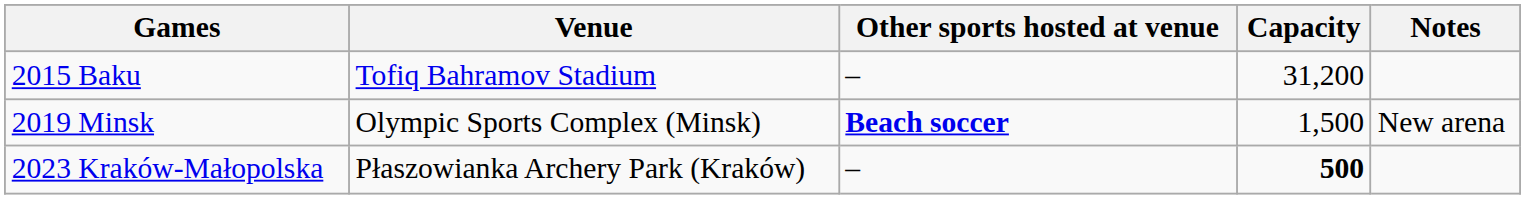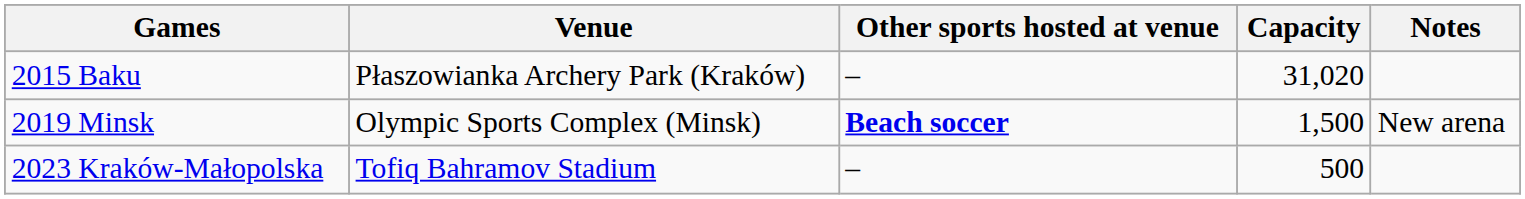(506, 74) Tofiq Bahramov Stadium -> (580, 74) Płaszowianka Archery Park (Kraków)
(1323, 74) 31,200 -> (1323, 74) 31,020
(580, 168) Płaszowianka Archery Park (Kraków) -> (506, 168) Tofiq Bahramov Stadium
(1342, 168) bold -> (1342, 168) normal
